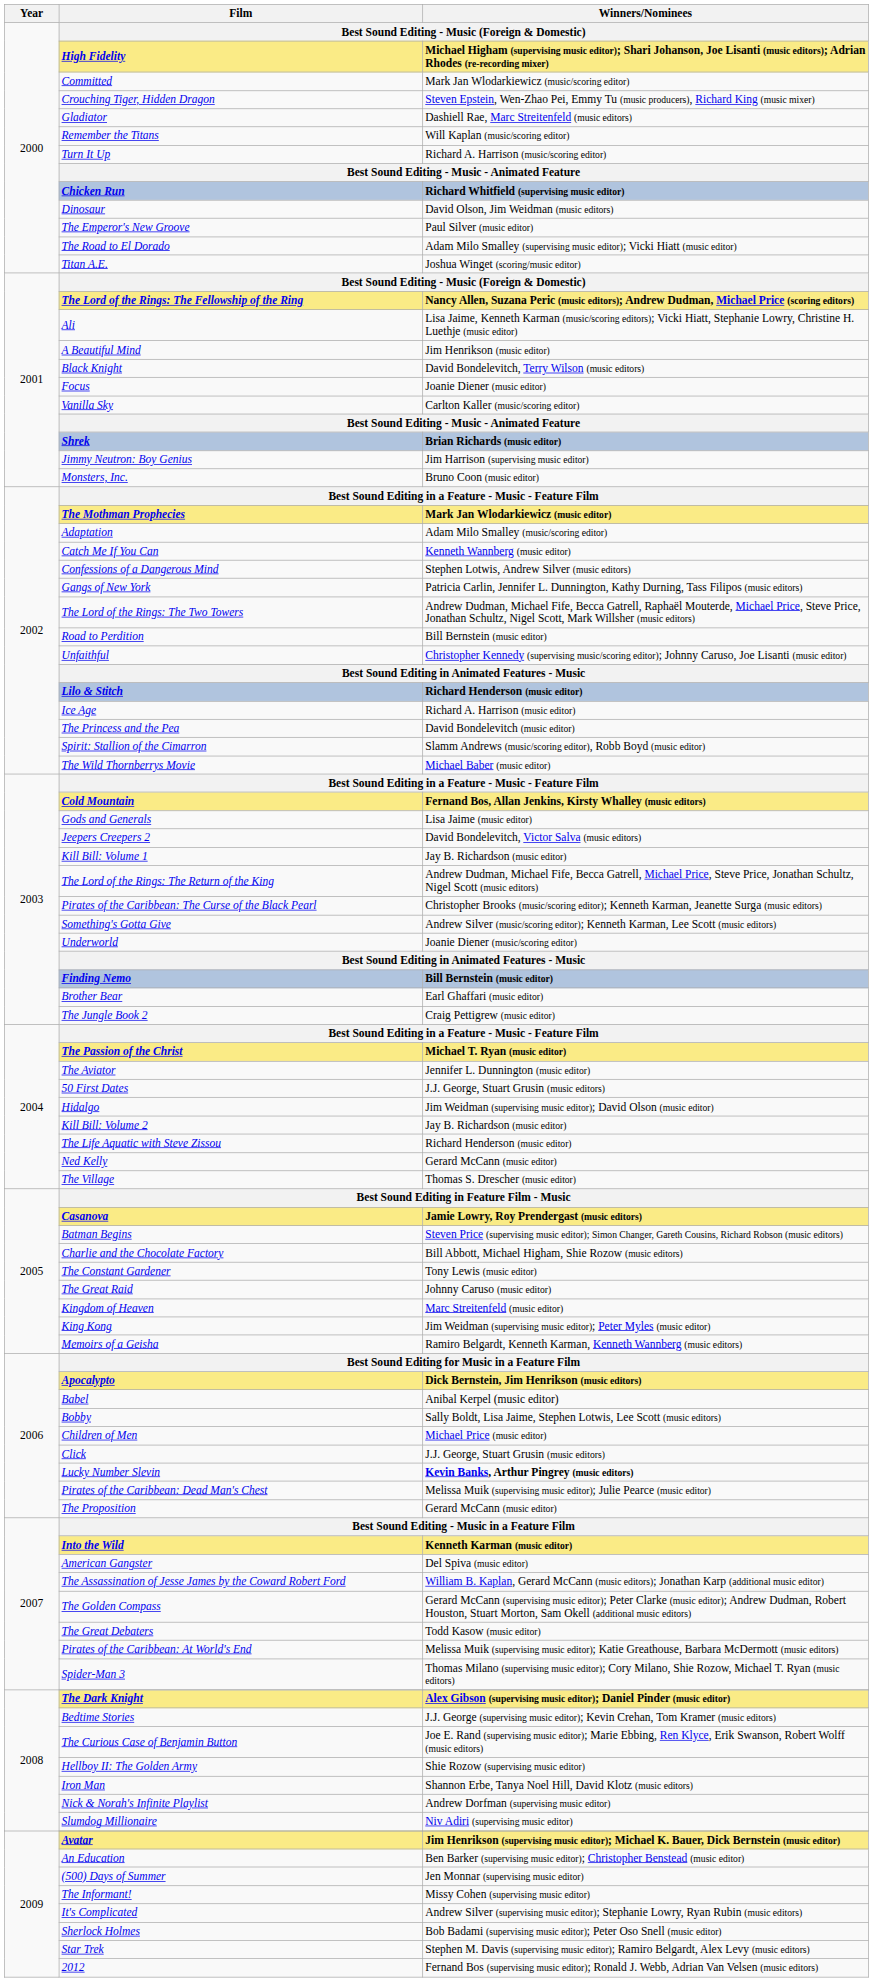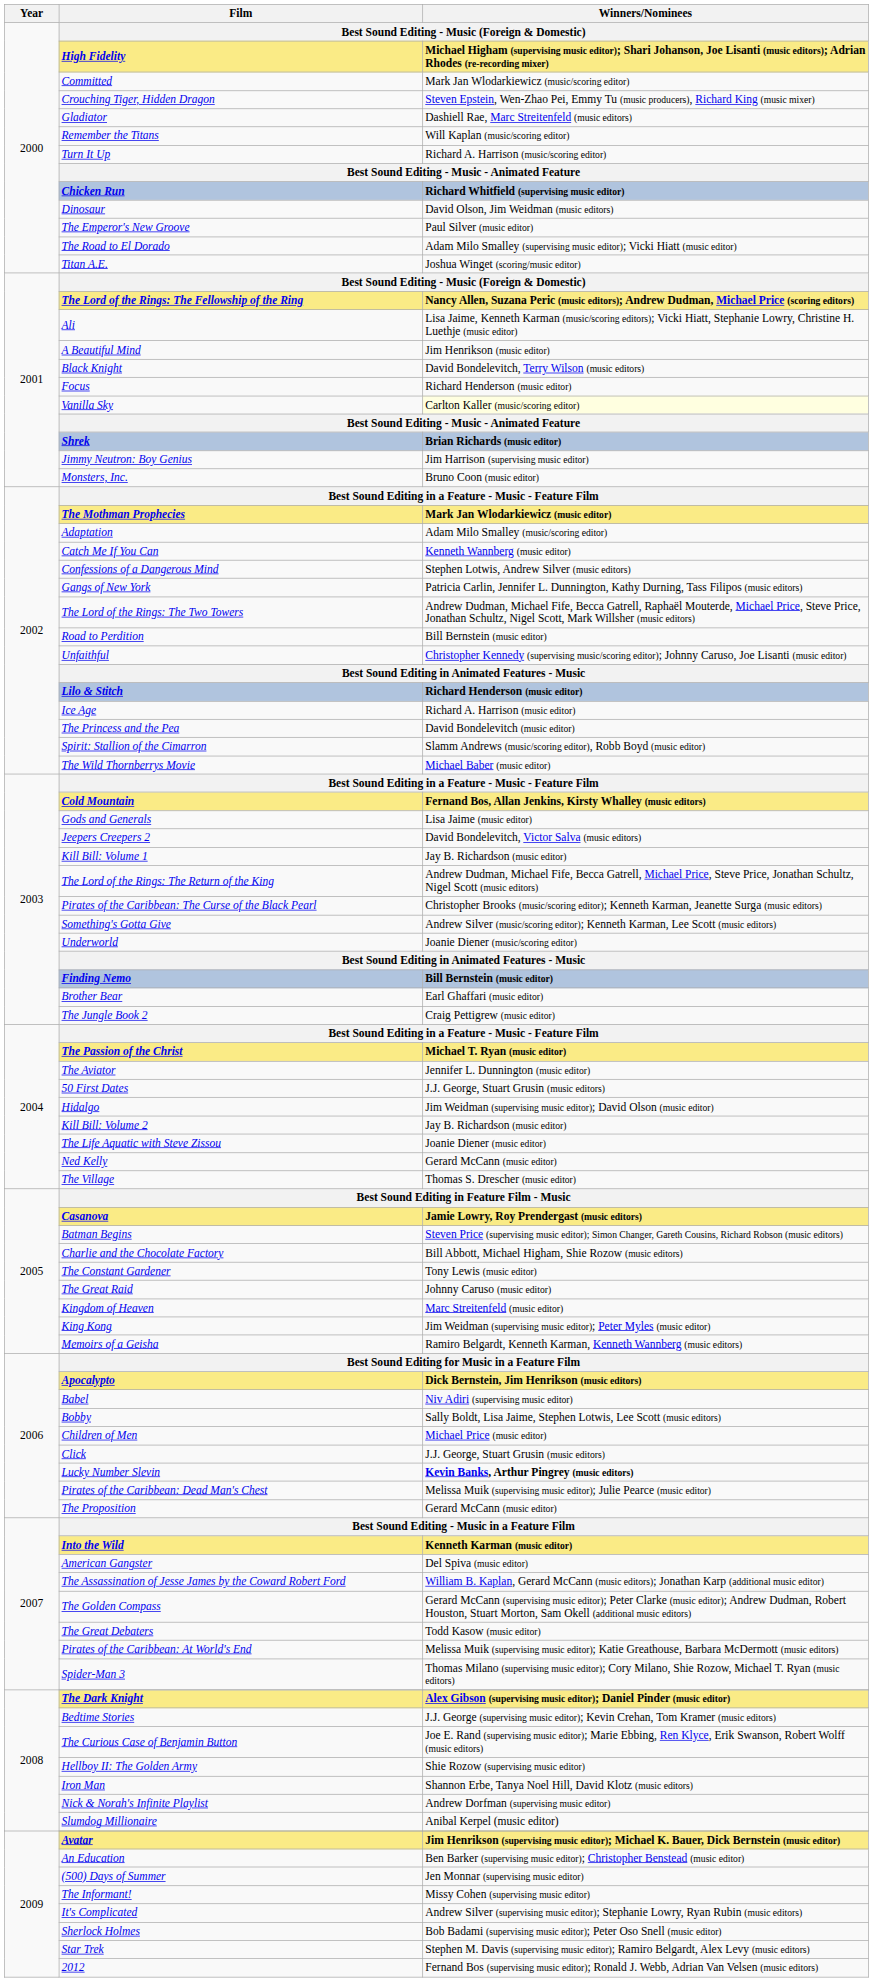(486, 386) Joanie Diener (music editor) -> (498, 386) Richard Henderson (music editor)
(502, 404) no background -> (502, 404) lightyellow background
(498, 1143) Richard Henderson (music editor) -> (486, 1143) Joanie Diener (music editor)
(492, 1399) Anibal Kerpel (music editor) -> (499, 1399) Niv Adiri (supervising music editor)
(499, 1821) Niv Adiri (supervising music editor) -> (492, 1821) Anibal Kerpel (music editor)
